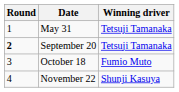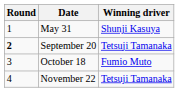(136, 28) Tetsuji Tamanaka -> (130, 28) Shunji Kasuya
(130, 78) Shunji Kasuya -> (136, 78) Tetsuji Tamanaka
